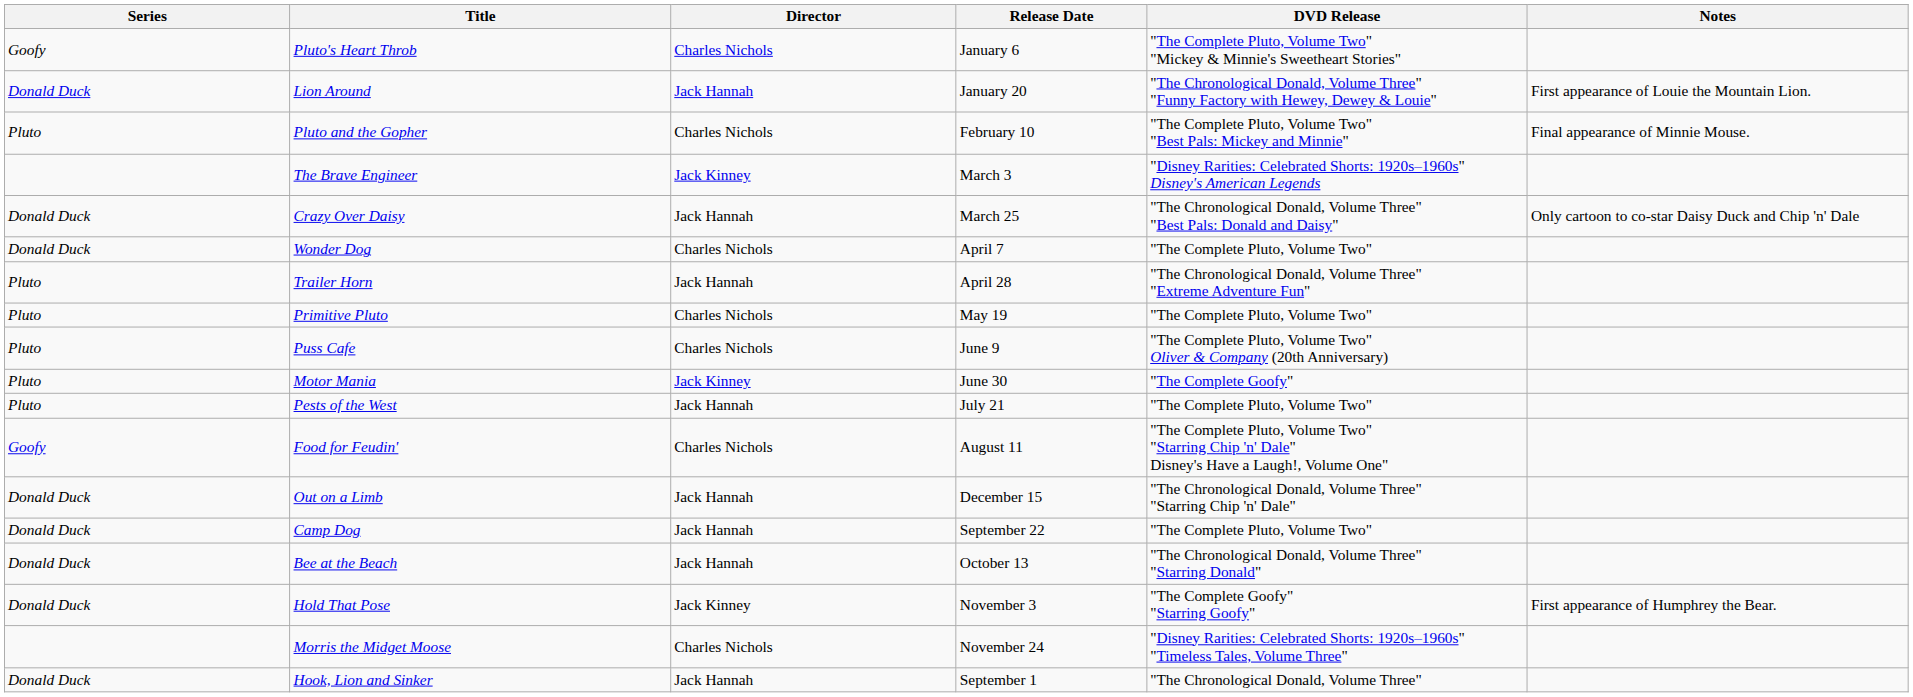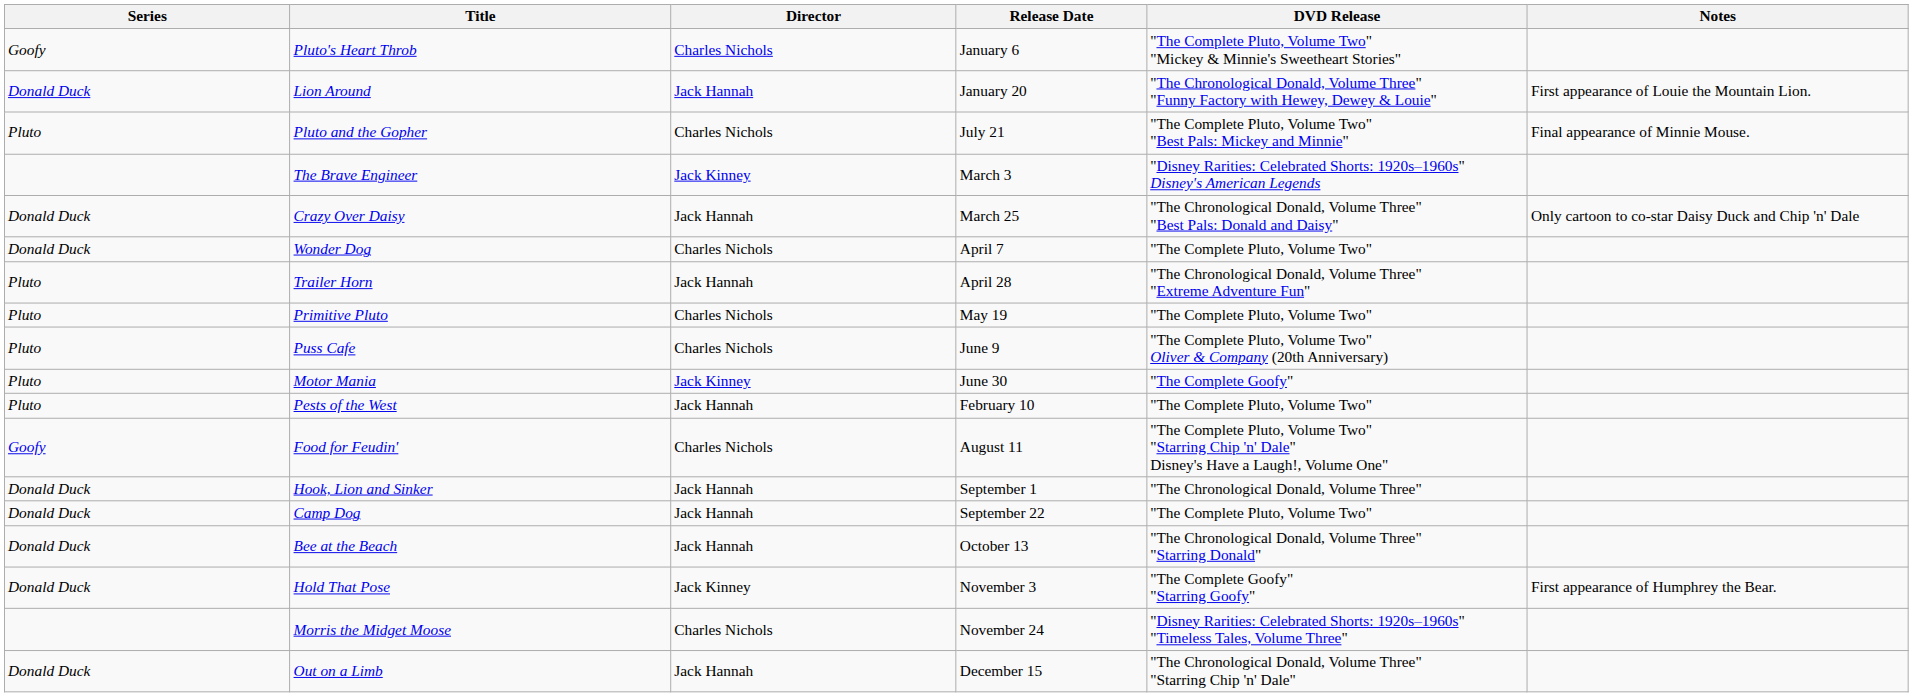(997, 132) February 10 -> (982, 132) July 21
(982, 405) July 21 -> (997, 405) February 10
rows swapped: (363, 679) <-> (338, 497)
